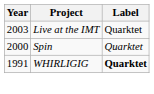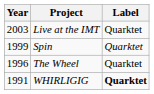(18, 47) 2000 -> (18, 47) 1999
+ row: (56, 64)
